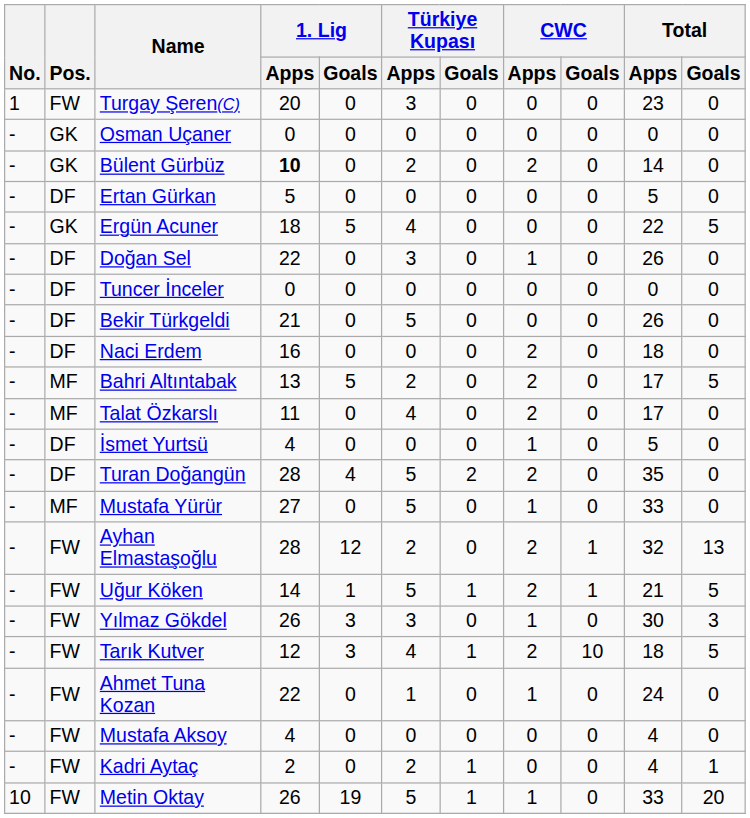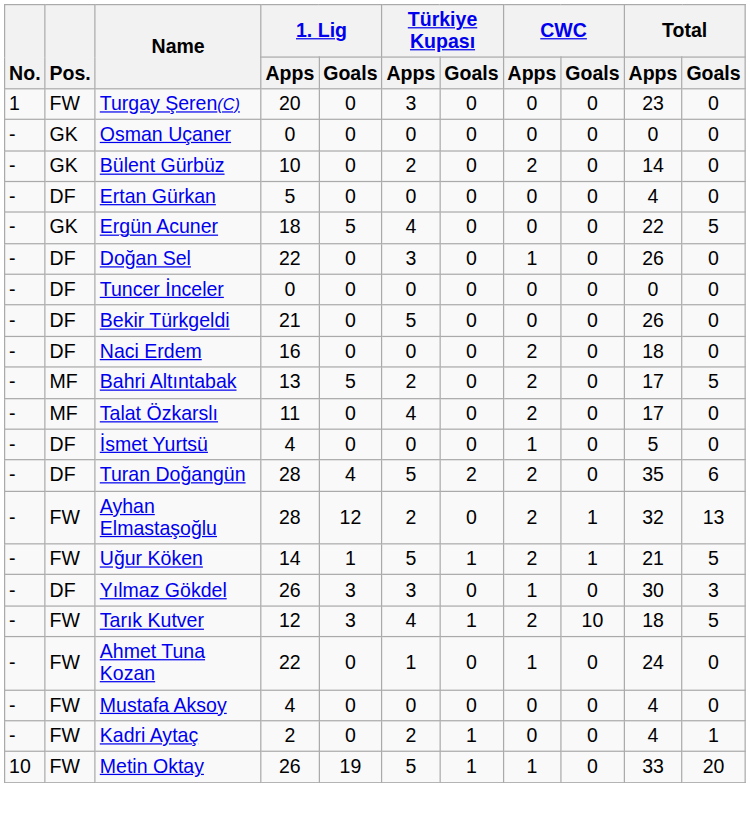(290, 165) bold -> (290, 165) normal
(653, 196) 5 -> (653, 196) 4
(714, 475) 0 -> (714, 475) 6
- row: (161, 506)
(65, 621) FW -> (63, 590) DF
